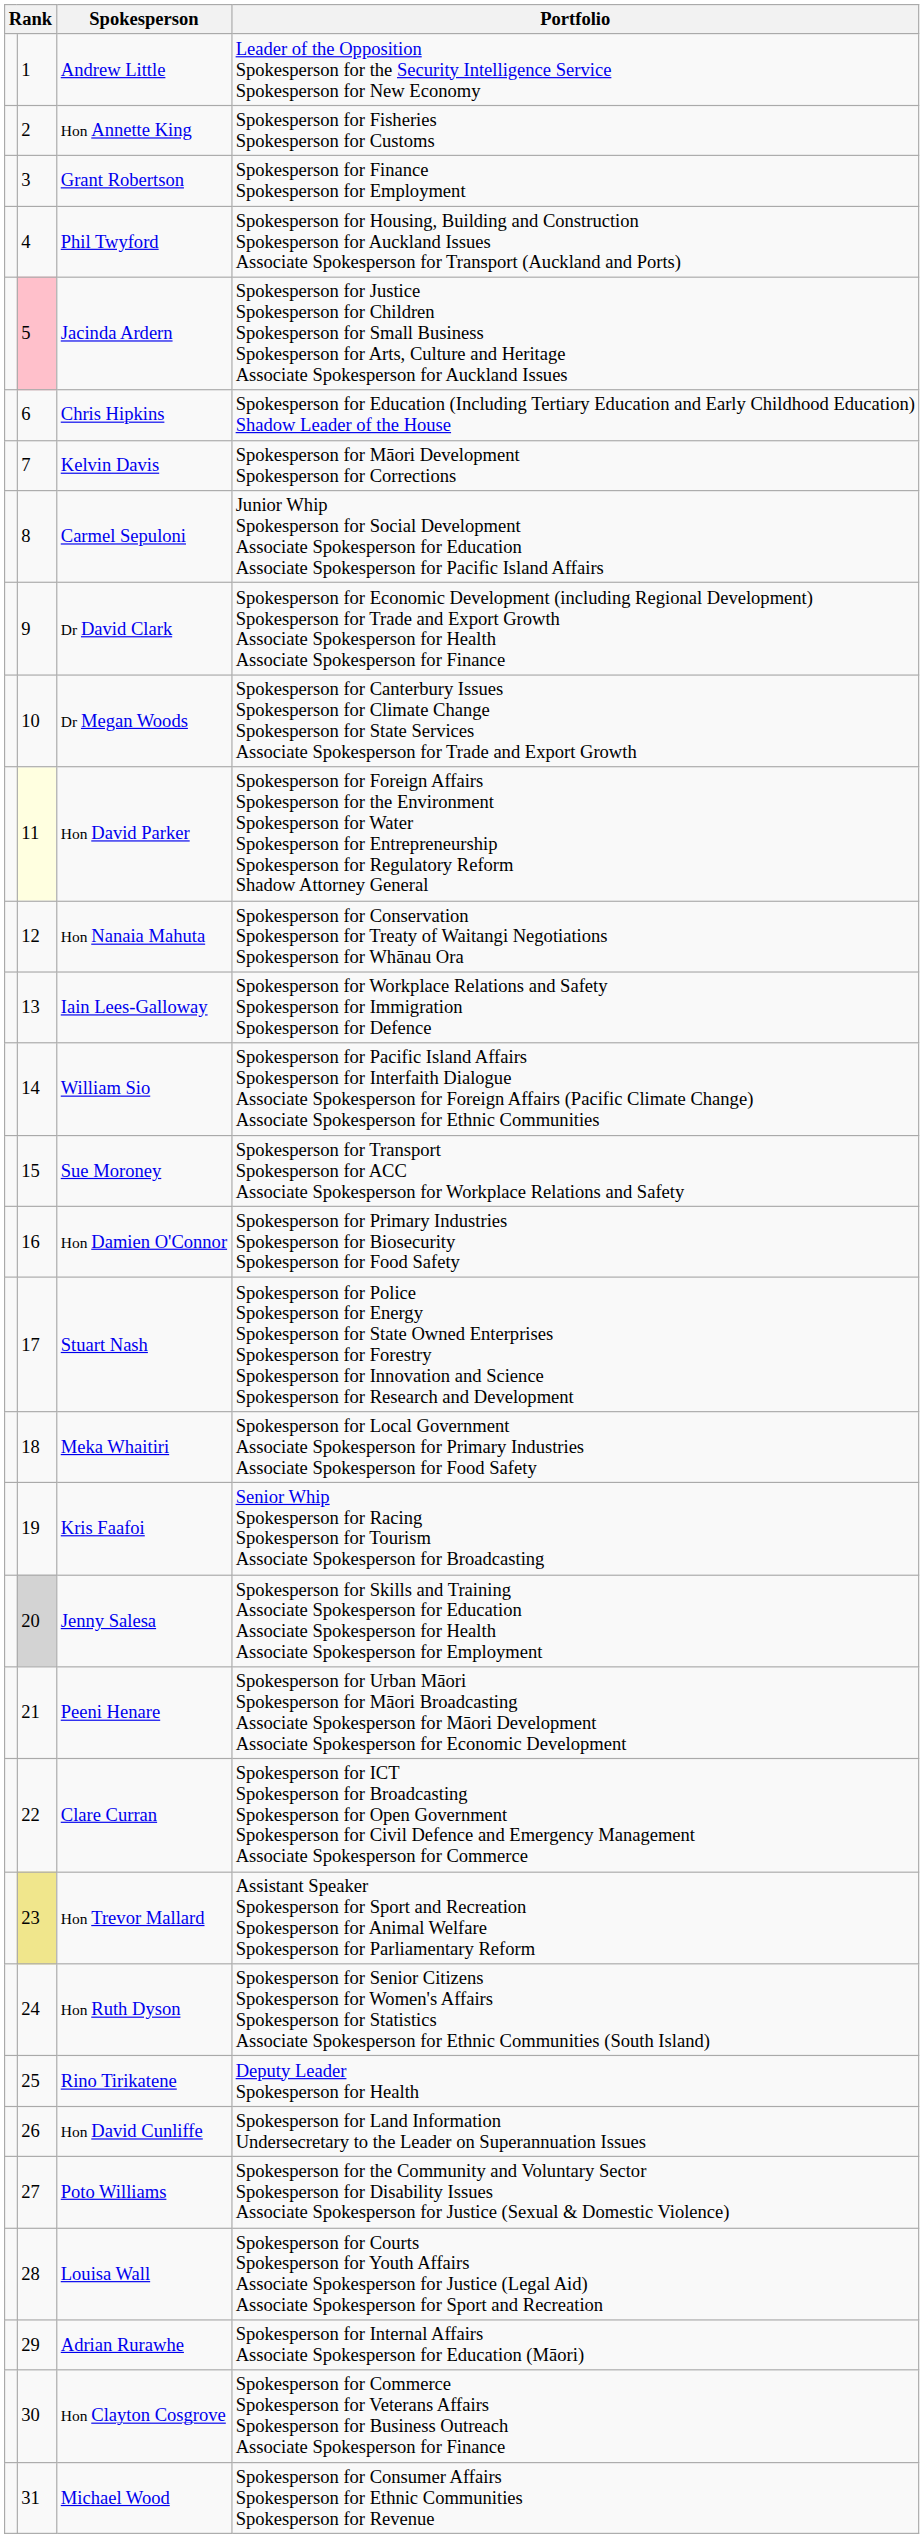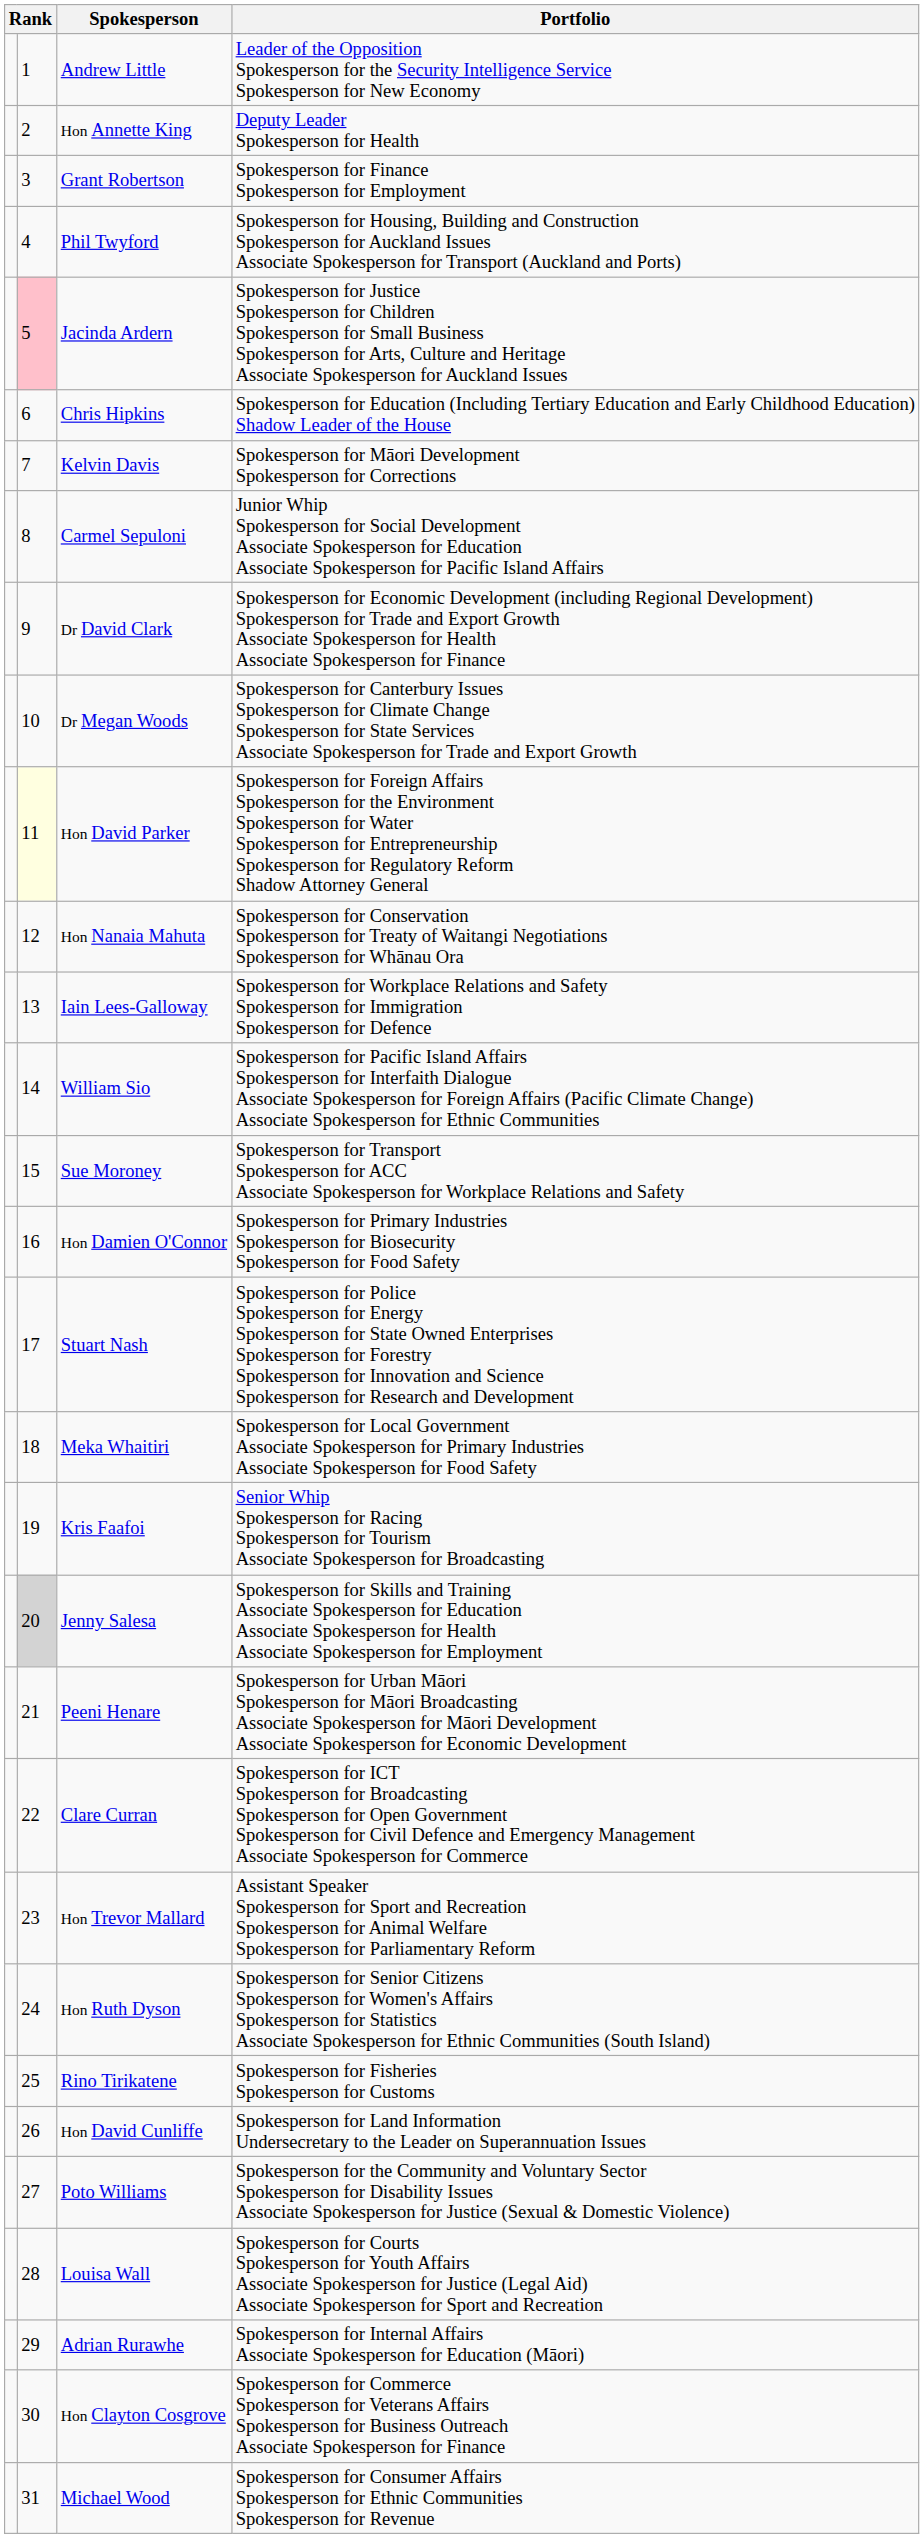(336, 130) Spokesperson for Fisheries Spokesperson for Customs -> (327, 130) Deputy Leader Spokesperson for Health
(31, 1917) khaki background -> (31, 1917) no background
(327, 2080) Deputy Leader Spokesperson for Health -> (336, 2080) Spokesperson for Fisheries Spokesperson for Customs
